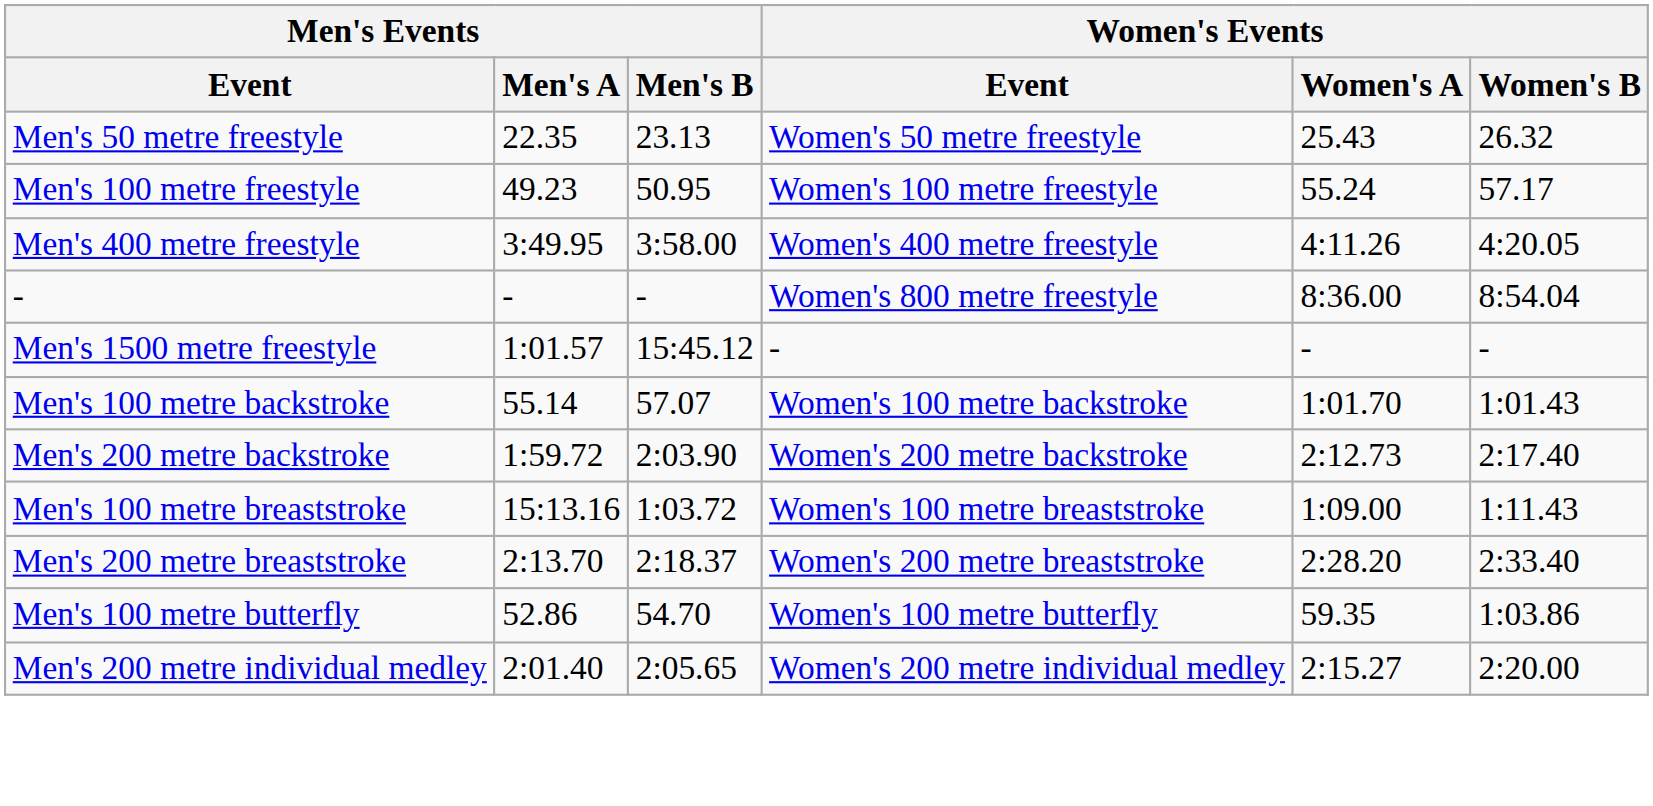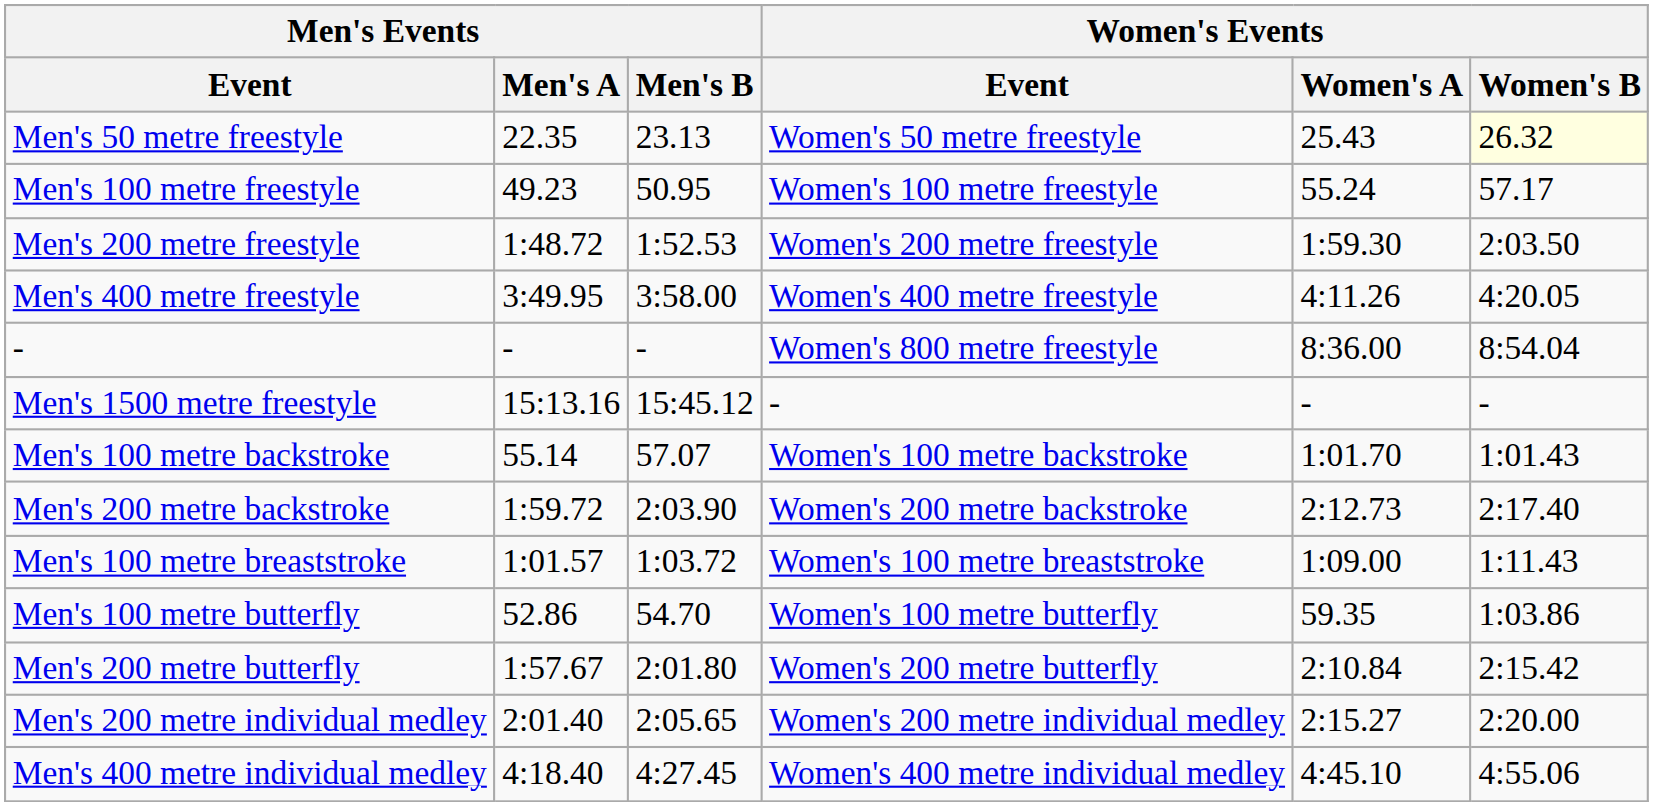(1516, 137) no background -> (1516, 137) lightyellow background
+ row: (186, 243)
(553, 349) 1:01.57 -> (561, 402) 15:13.16
(561, 508) 15:13.16 -> (553, 561) 1:01.57
- row: (209, 561)
+ row: (186, 667)
+ row: (250, 773)
